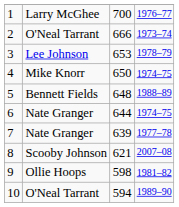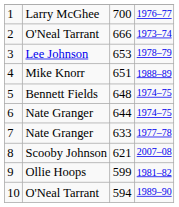(122, 73) 650 -> (122, 73) 651
(154, 73) 1974–75 -> (154, 73) 1988–89
(154, 93) 1988–89 -> (154, 93) 1974–75
(122, 133) 639 -> (122, 133) 633
(122, 172) 598 -> (122, 172) 599
